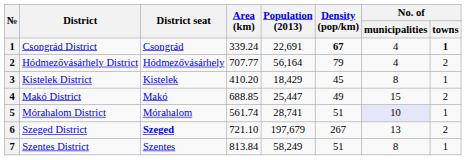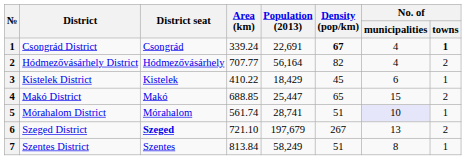(338, 63) 79 -> (338, 63) 82
(244, 79) 410.20 -> (244, 79) 410.22
(396, 79) 8 -> (396, 79) 6
(338, 96) 49 -> (338, 96) 65
